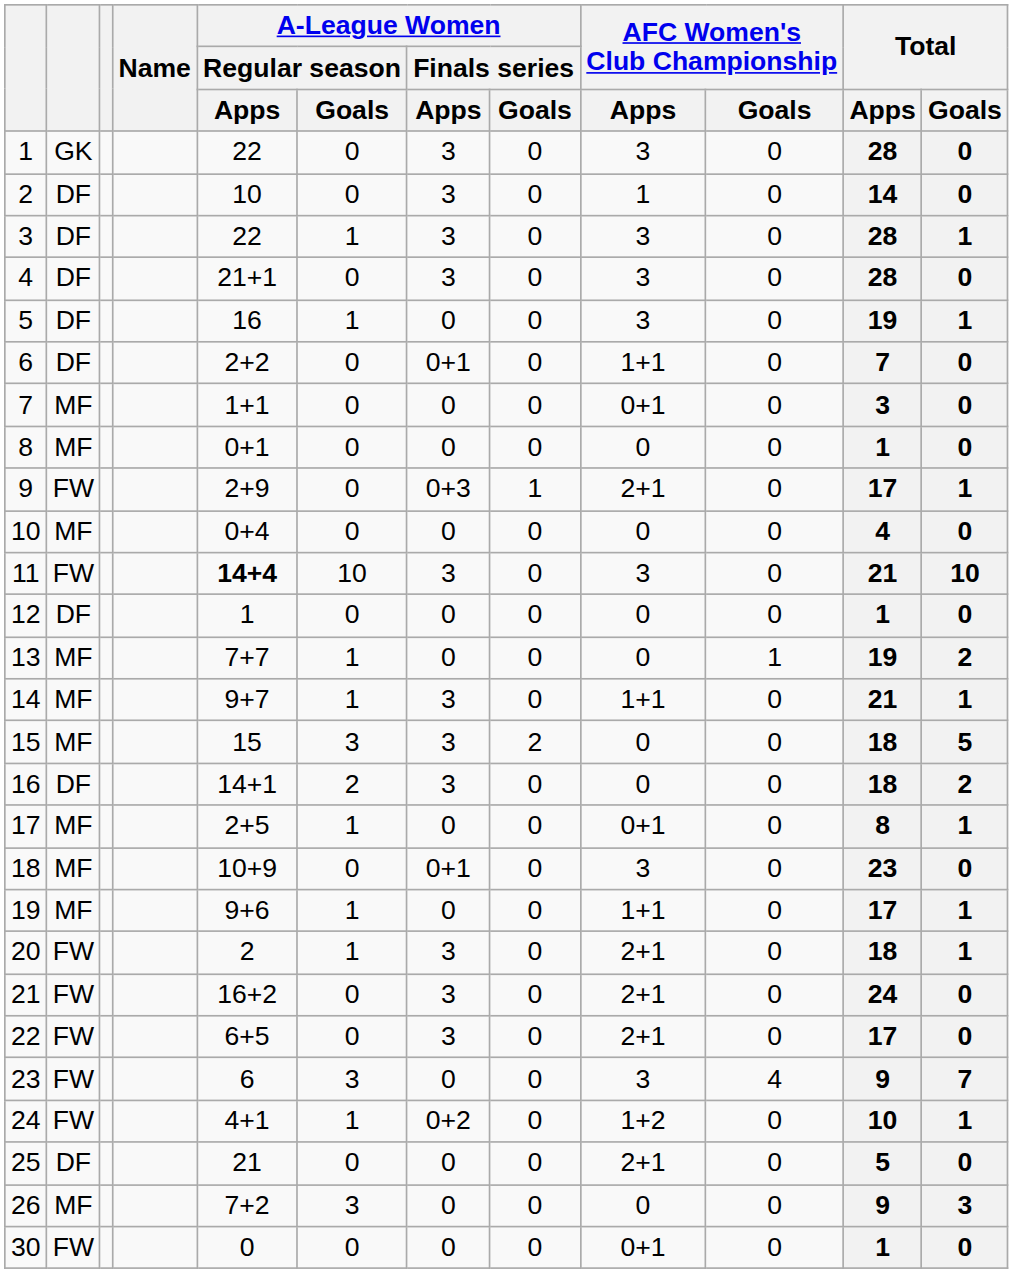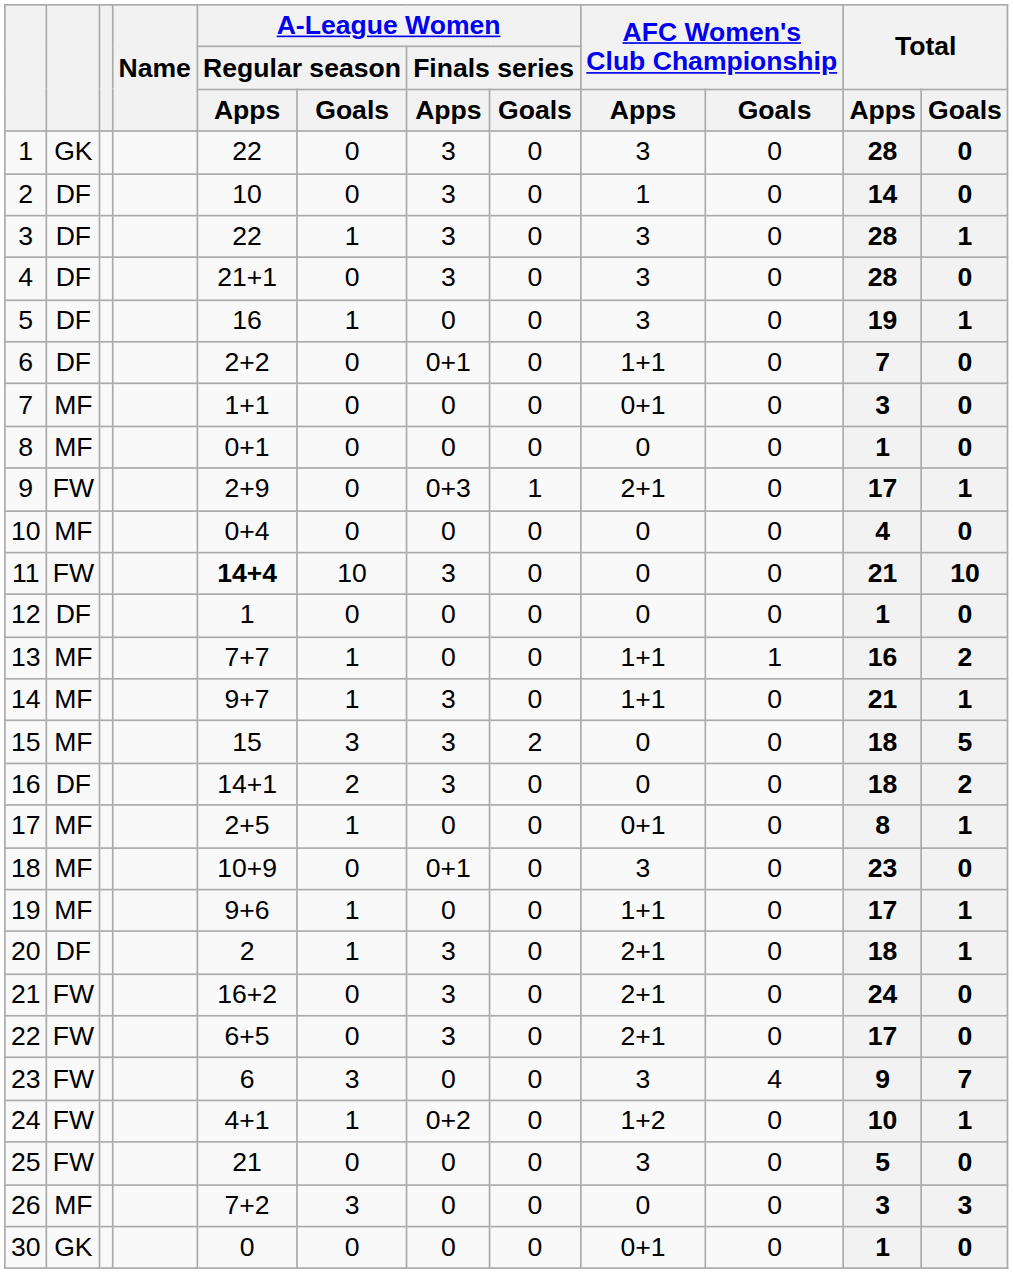(643, 573) 3 -> (643, 573) 0
(643, 657) 0 -> (643, 657) 1+1
(883, 657) 19 -> (883, 657) 16
(73, 952) FW -> (73, 952) DF
(73, 1162) DF -> (73, 1162) FW
(643, 1162) 2+1 -> (643, 1162) 3
(883, 1204) 9 -> (883, 1204) 3
(73, 1247) FW -> (73, 1247) GK
